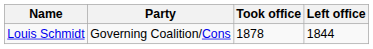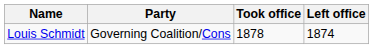(321, 33) 1844 -> (321, 33) 1874
